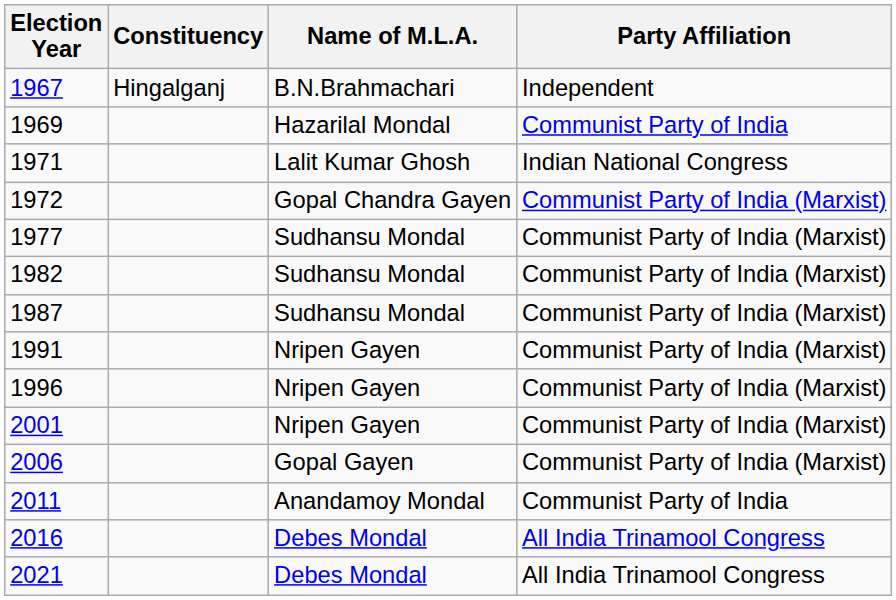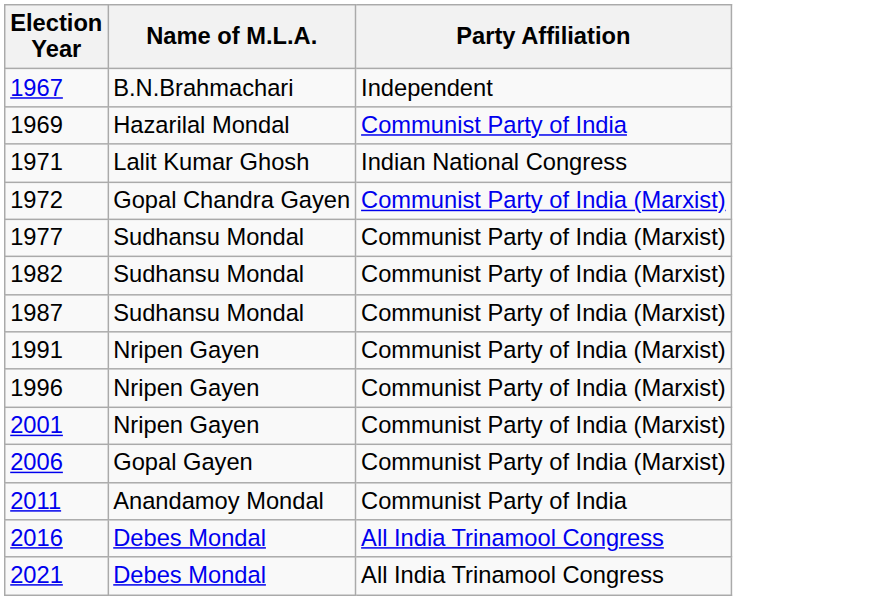- column: (188, 36)
